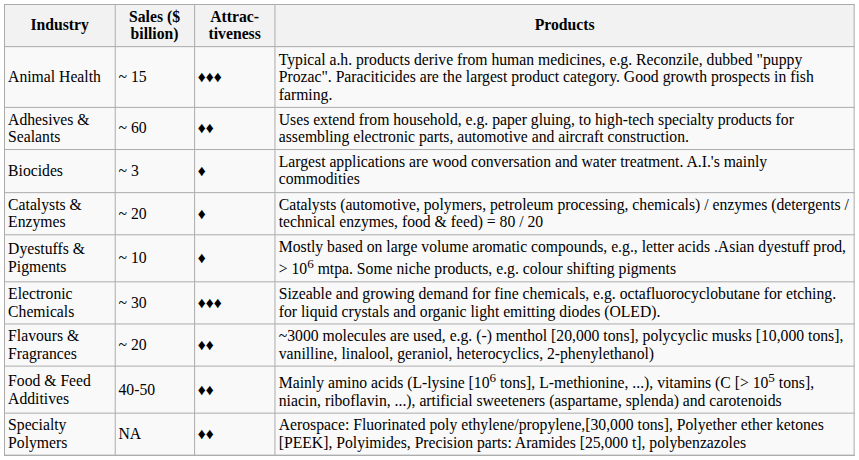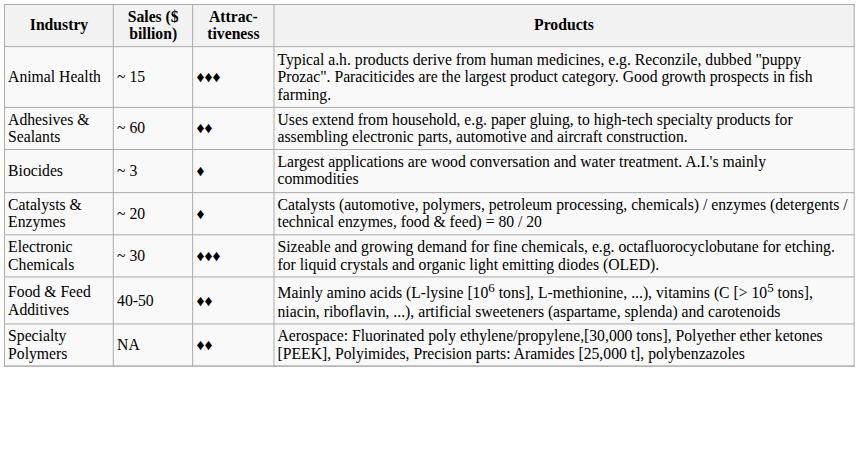- row: (47, 258)
- row: (44, 345)
